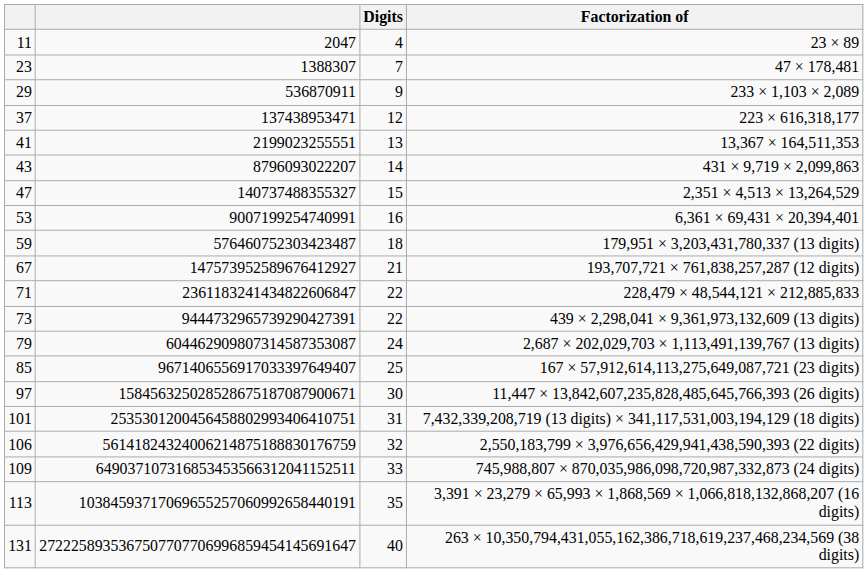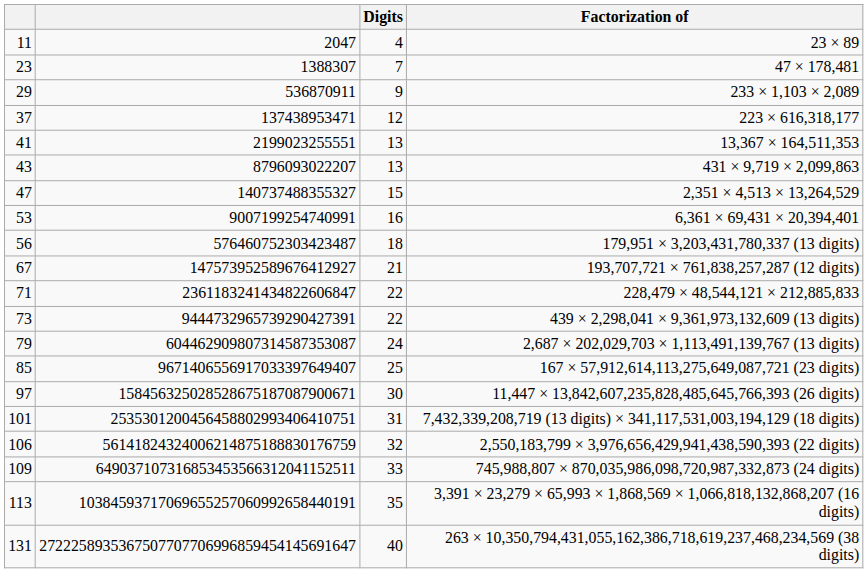(395, 167) 14 -> (395, 167) 13
(24, 243) 59 -> (24, 243) 56
